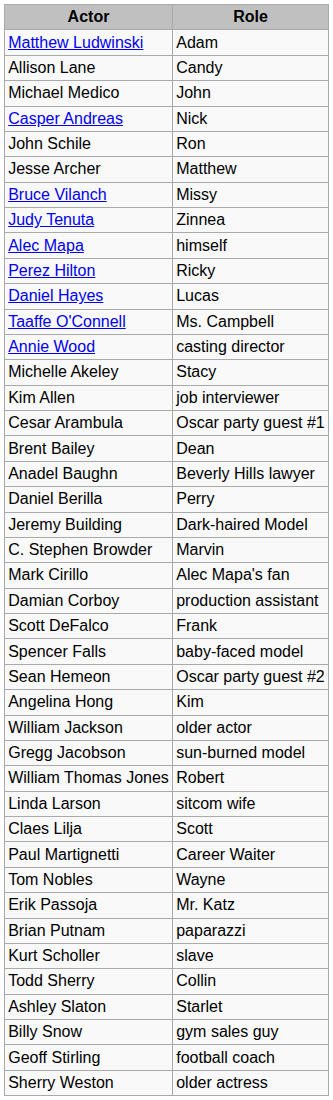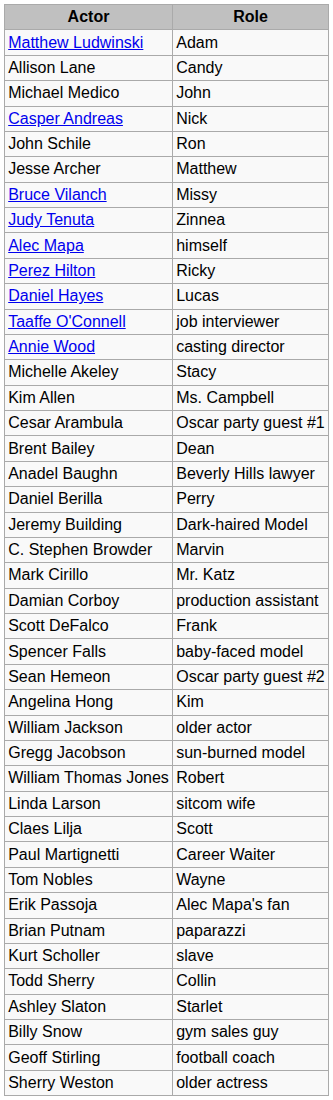(225, 321) Ms. Campbell -> (228, 321) job interviewer
(228, 397) job interviewer -> (225, 397) Ms. Campbell
(233, 575) Alec Mapa's fan -> (206, 575) Mr. Katz
(206, 905) Mr. Katz -> (233, 905) Alec Mapa's fan
